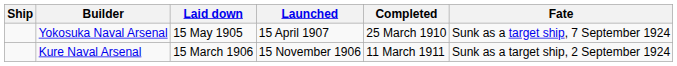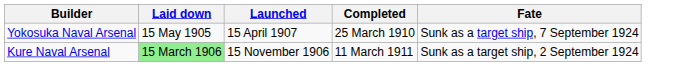- column: (20, 14)
(213, 52) no background -> (182, 52) lightgreen background
